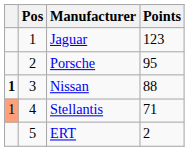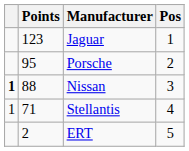columns swapped: (33, 15) <-> (162, 15)
(11, 110) lightsalmon background -> (11, 110) no background
